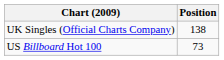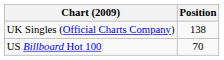(198, 47) 73 -> (198, 47) 70
